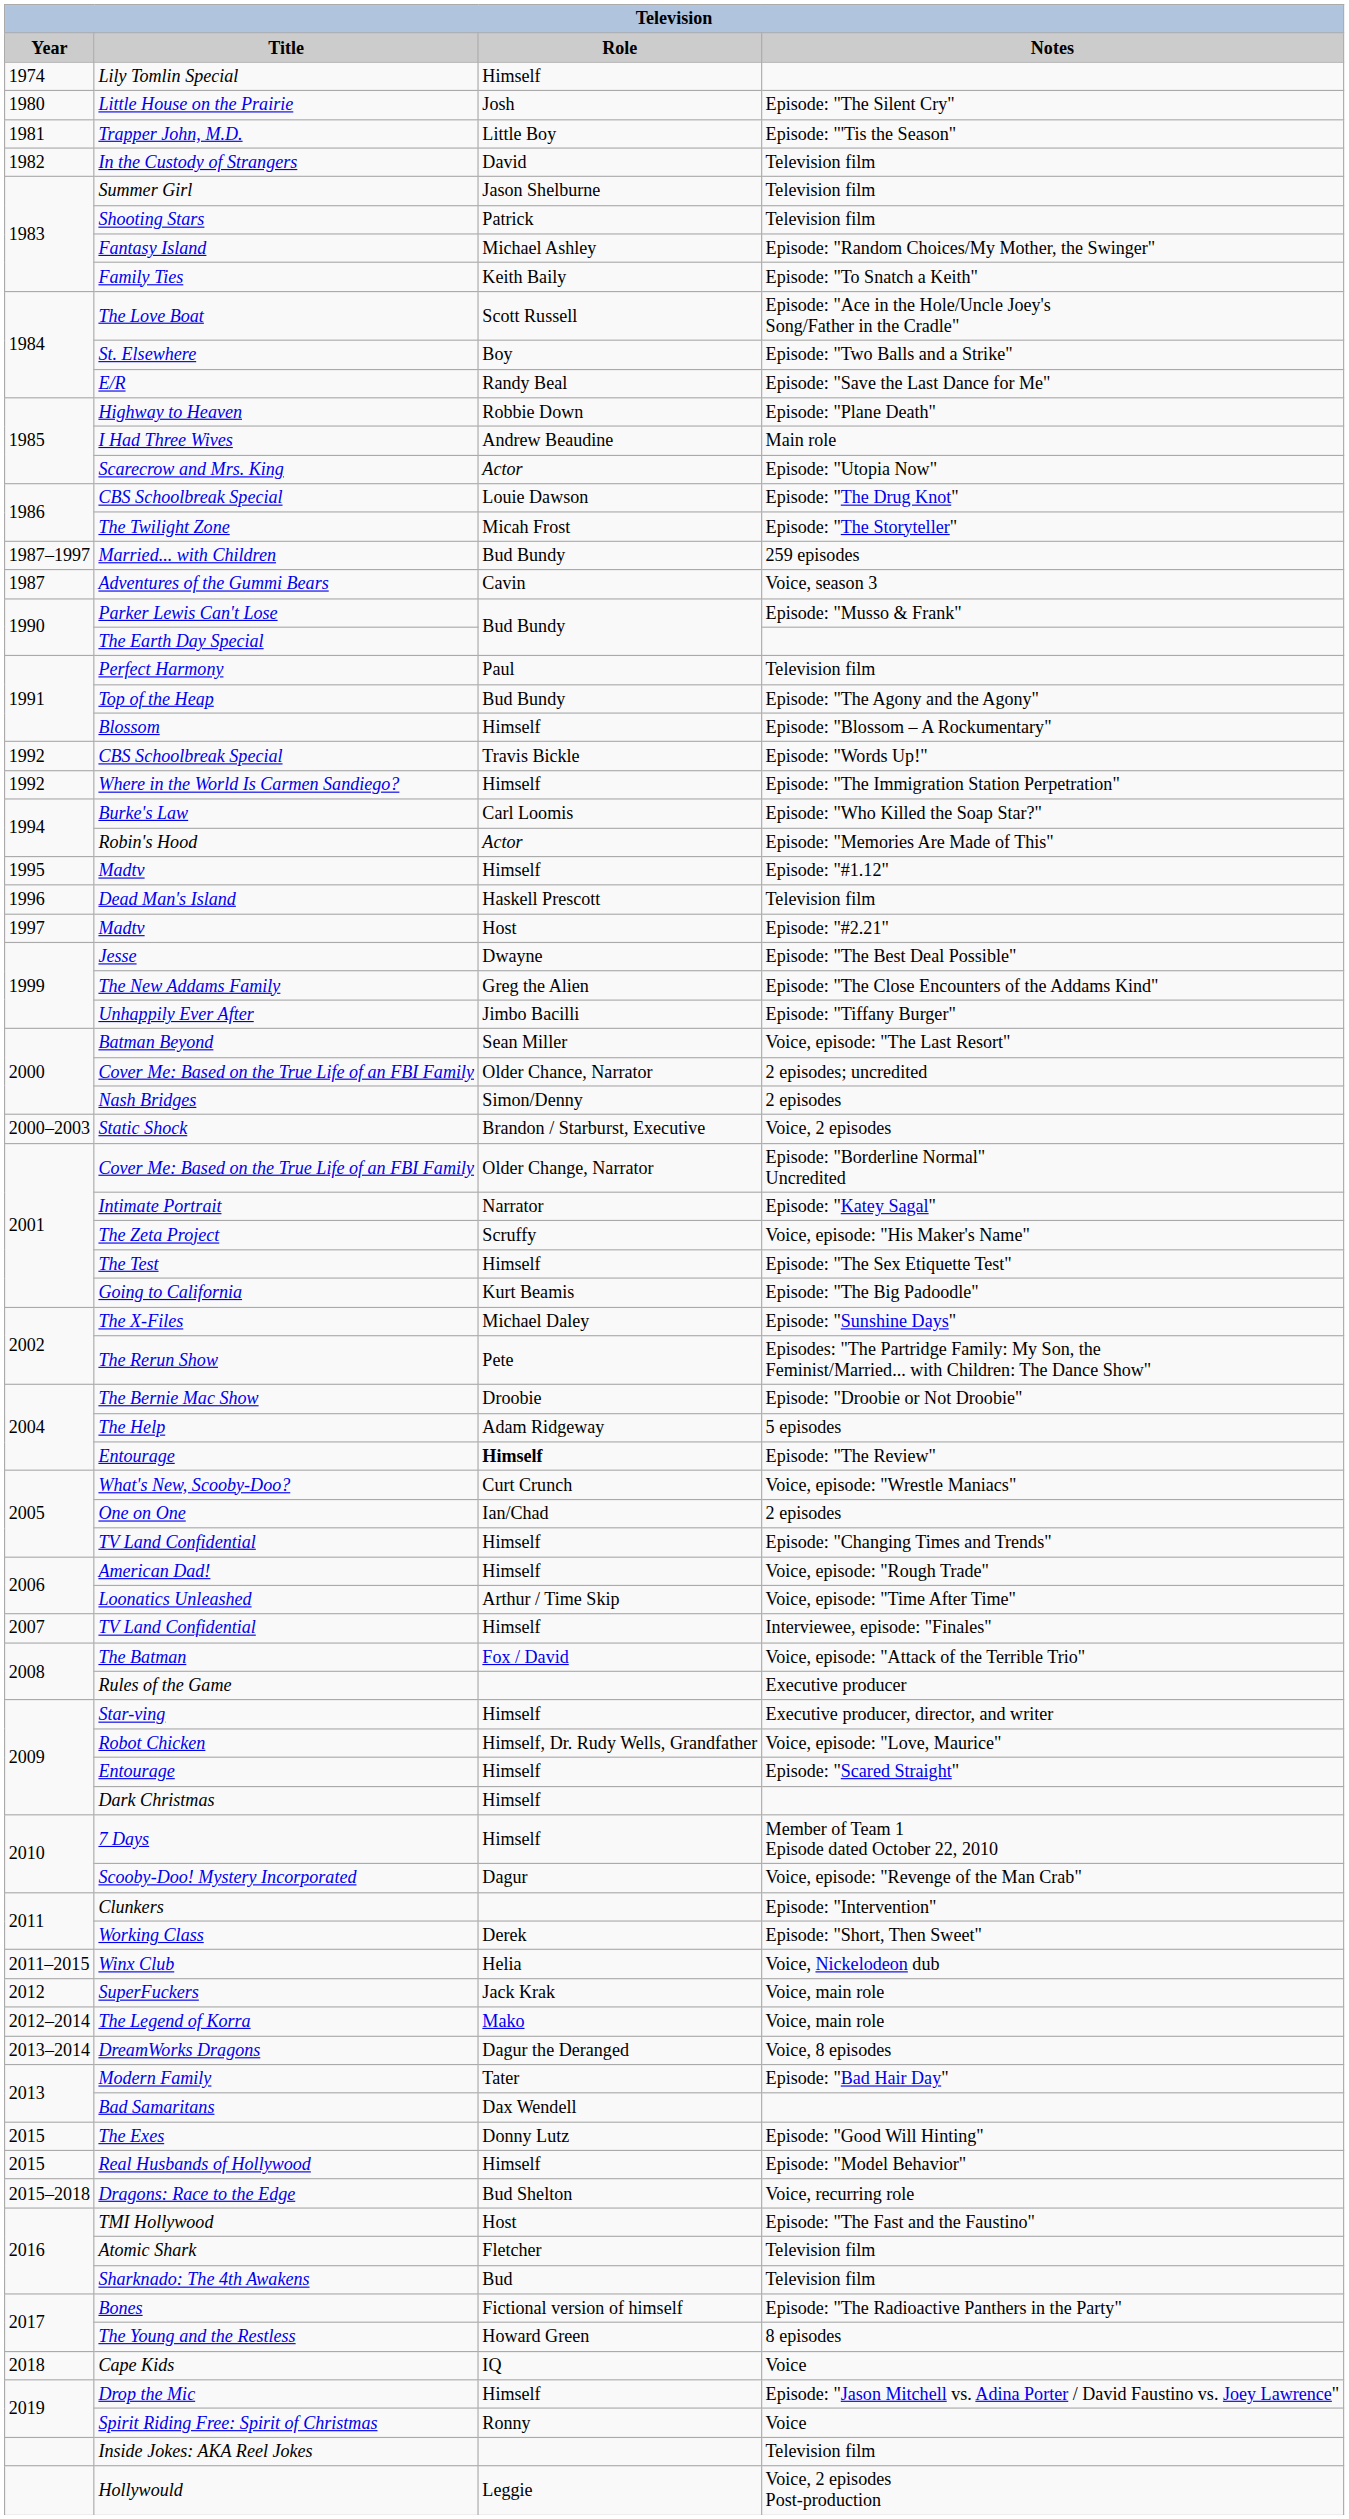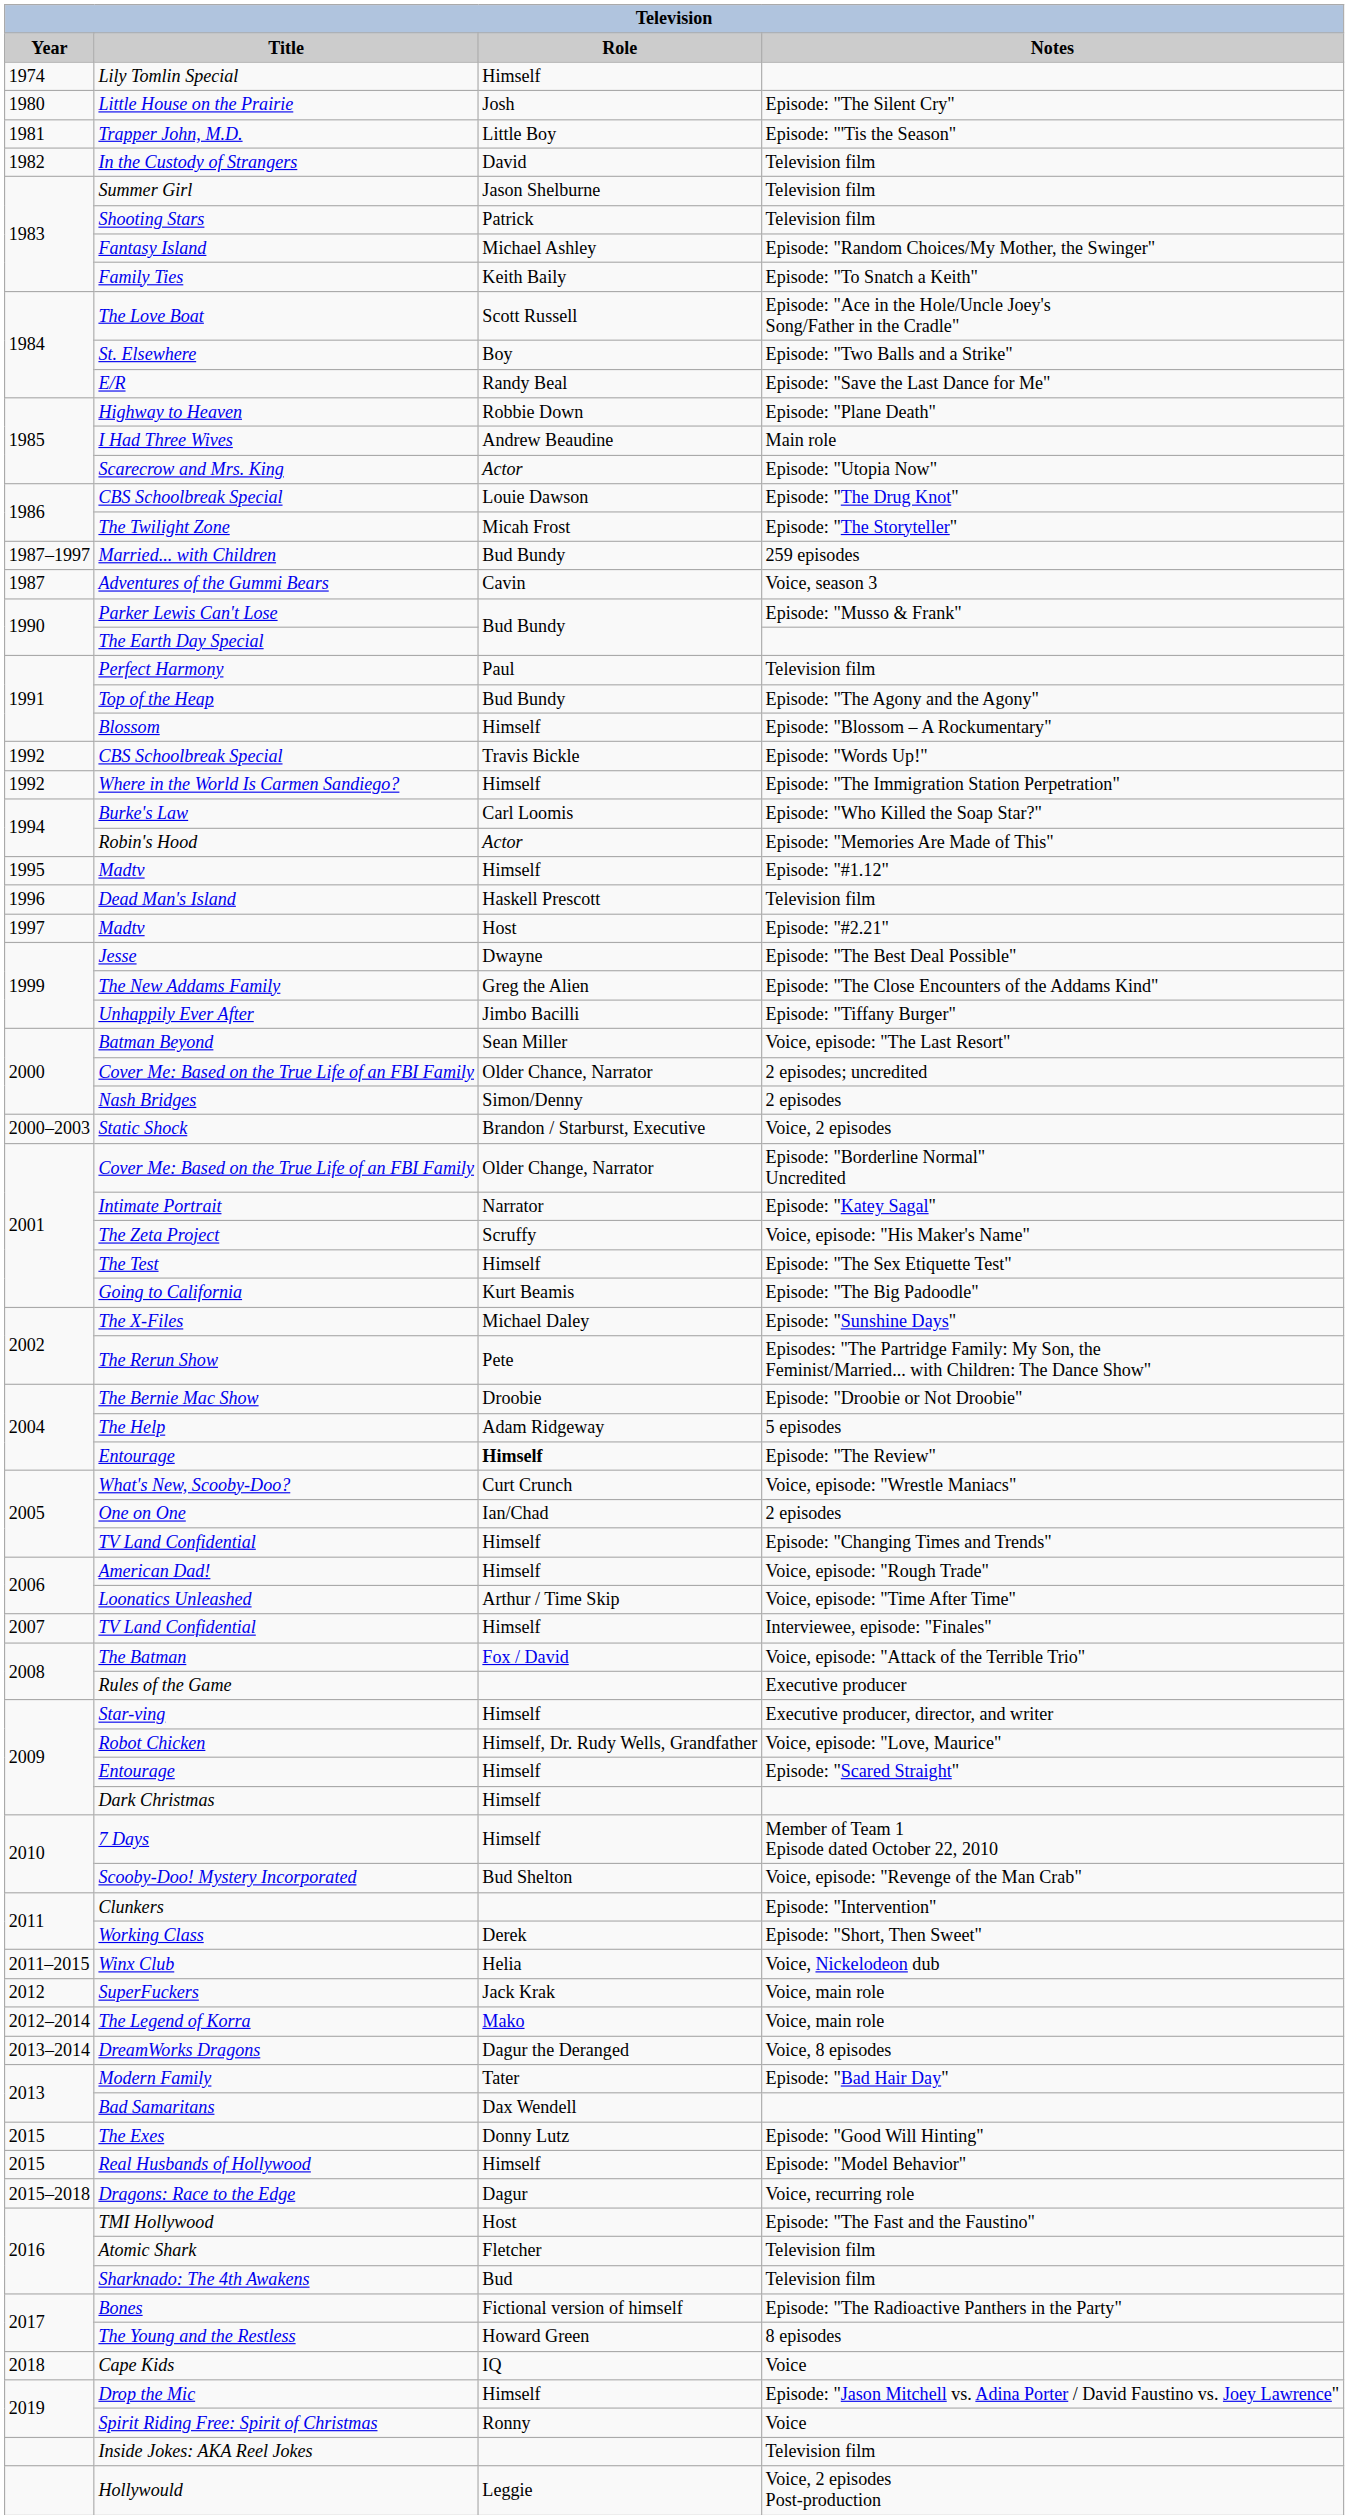(505, 1877) Dagur -> (527, 1877) Bud Shelton
(527, 2193) Bud Shelton -> (505, 2193) Dagur
